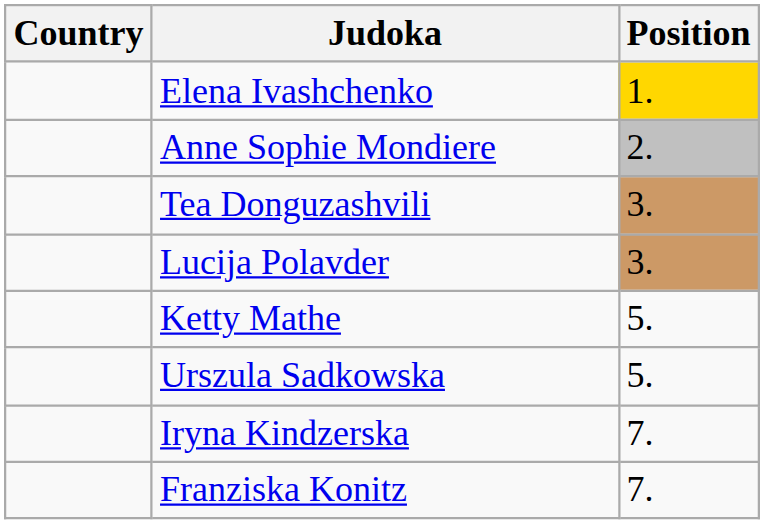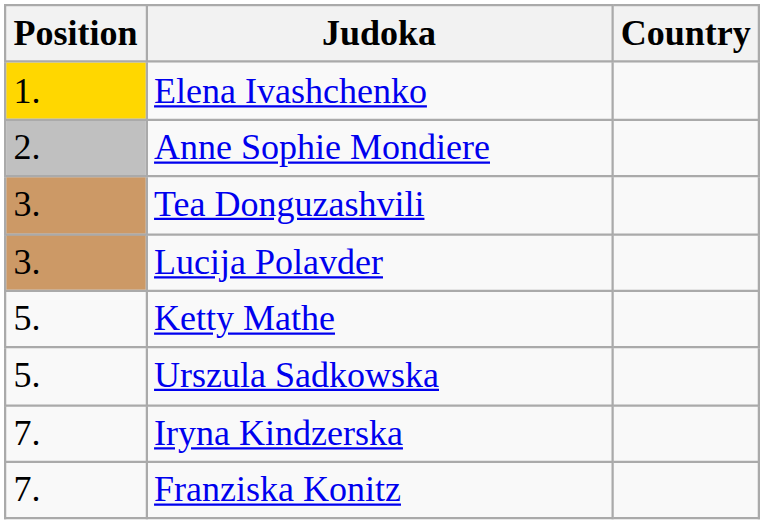columns swapped: (689, 33) <-> (78, 33)
